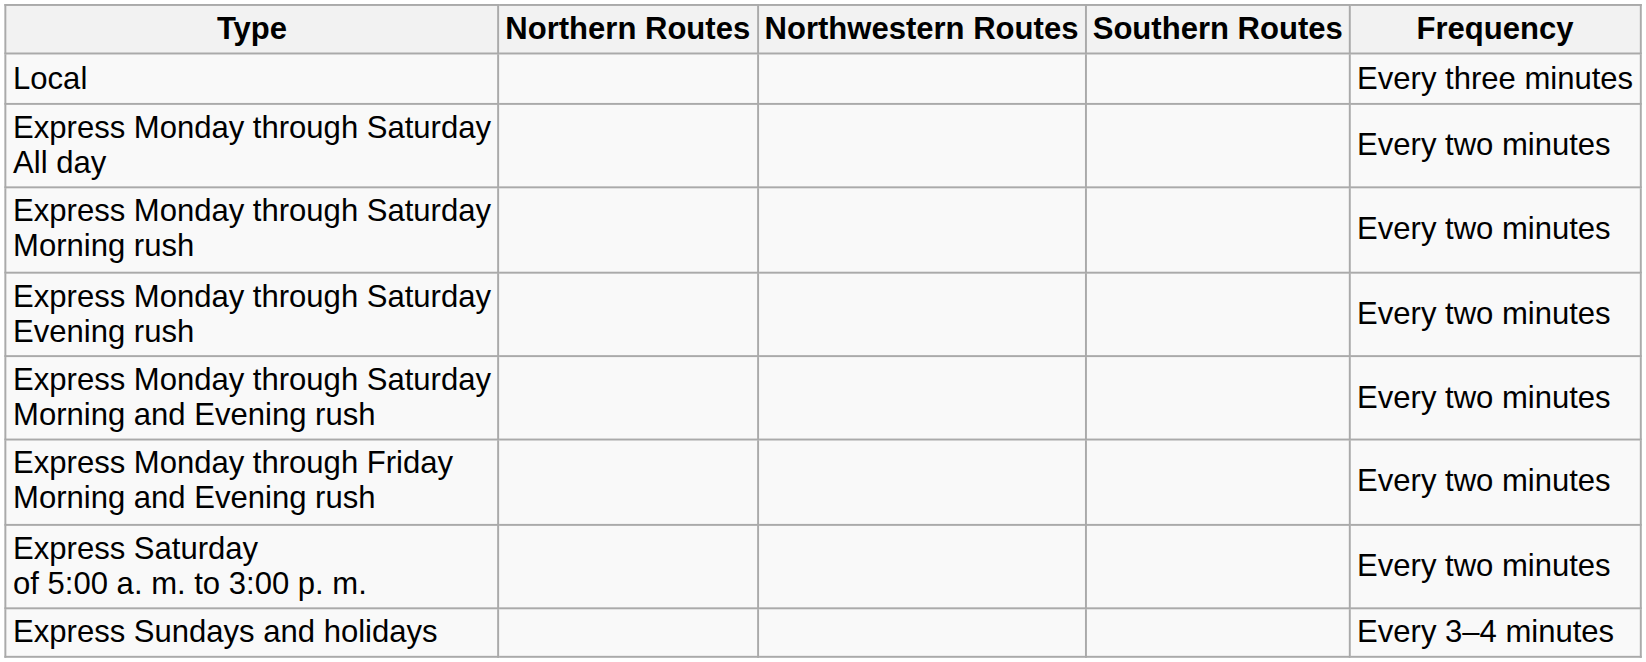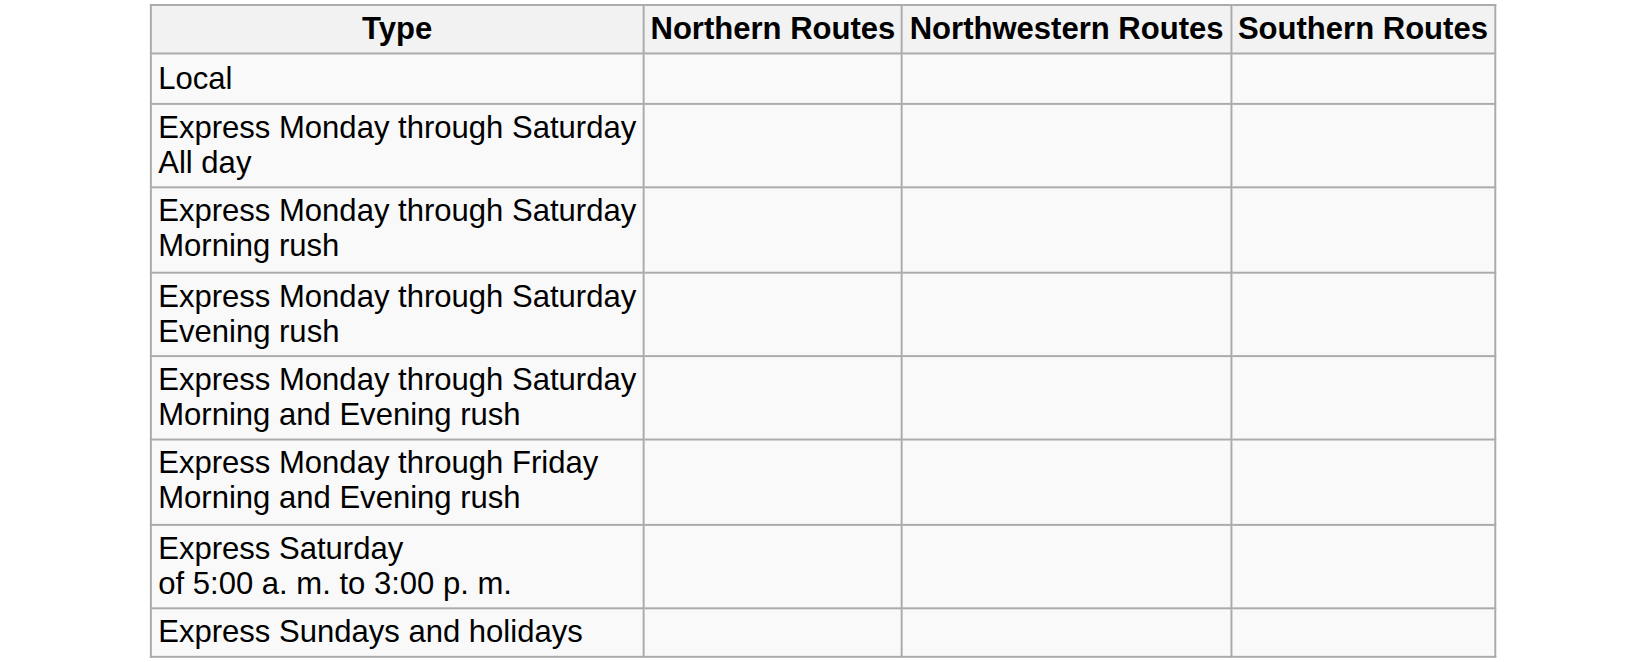- column: (1495, 29)
